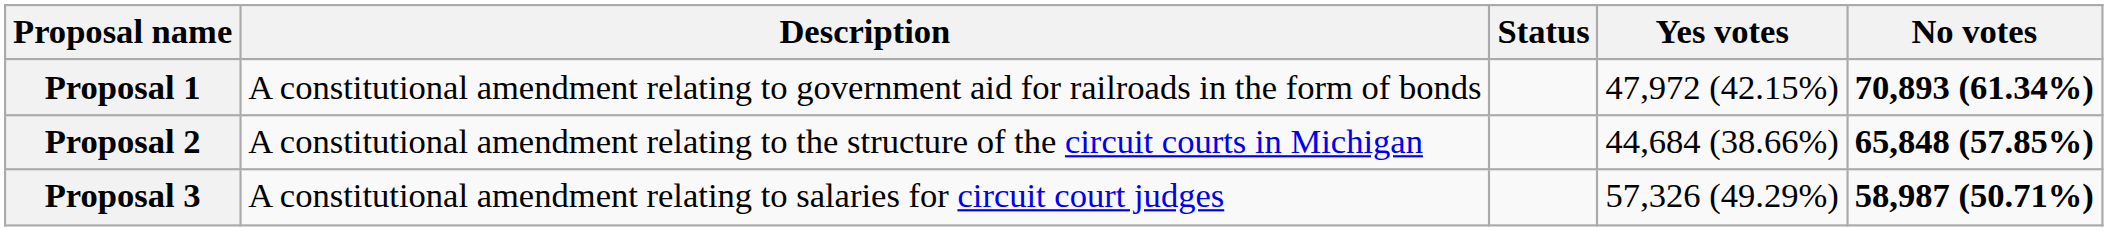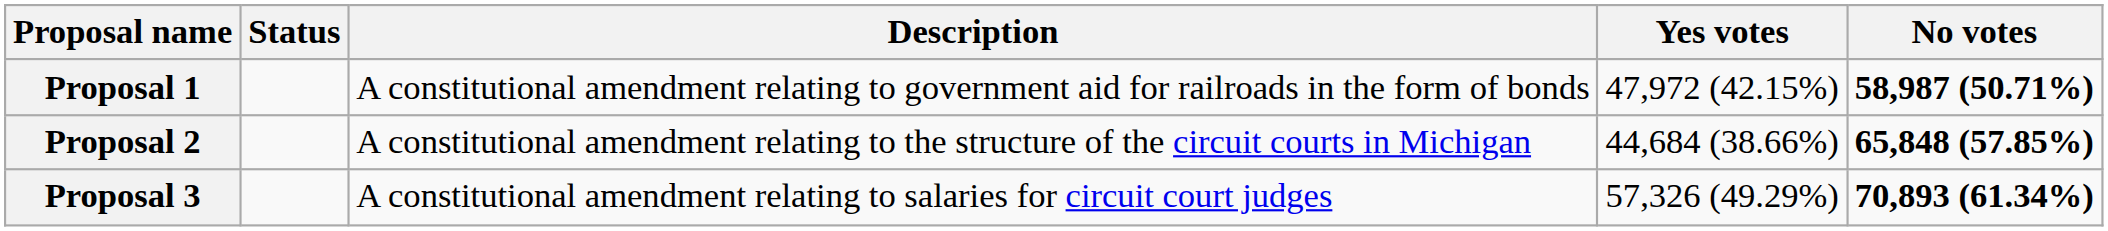columns swapped: (865, 31) <-> (1544, 31)
(1974, 86) 70,893 (61.34%) -> (1974, 86) 58,987 (50.71%)
(1974, 196) 58,987 (50.71%) -> (1974, 196) 70,893 (61.34%)
